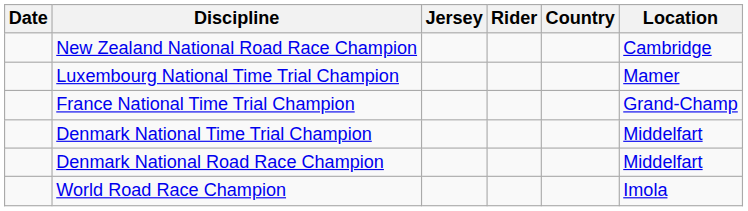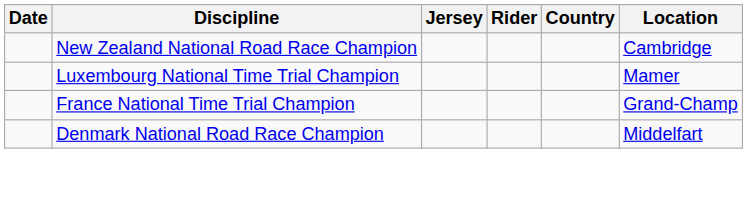- row: (214, 133)
- row: (171, 190)
